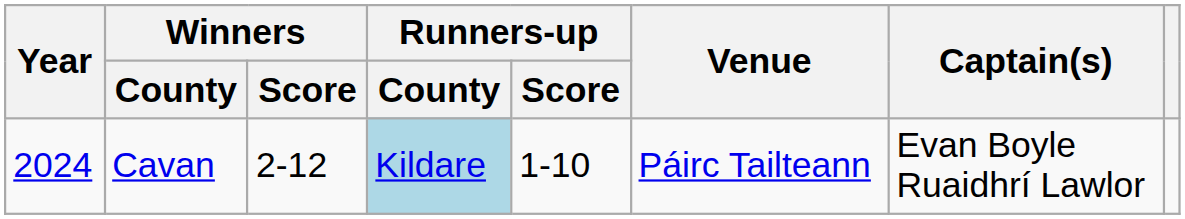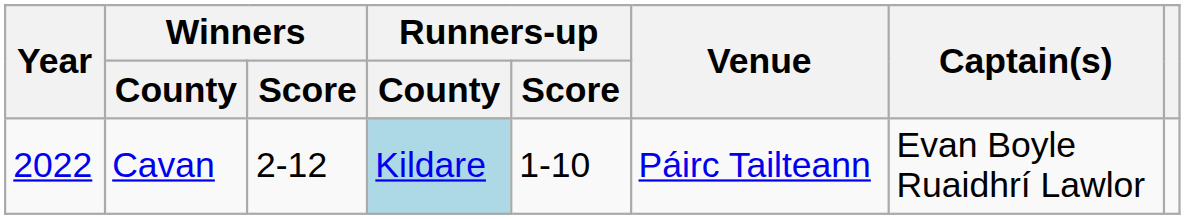(53, 165) 2024 -> (53, 165) 2022
